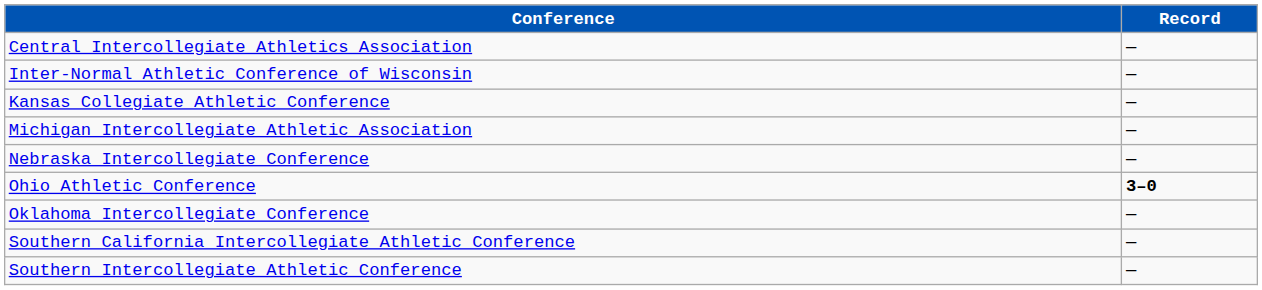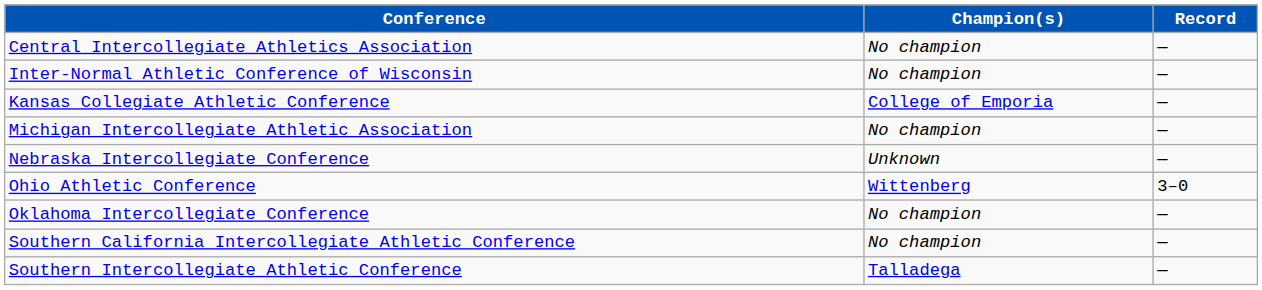+ column: (1009, 19)
(1141, 186) bold -> (1173, 186) normal
